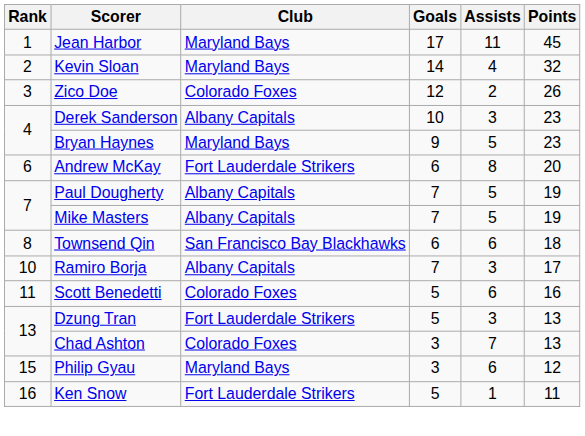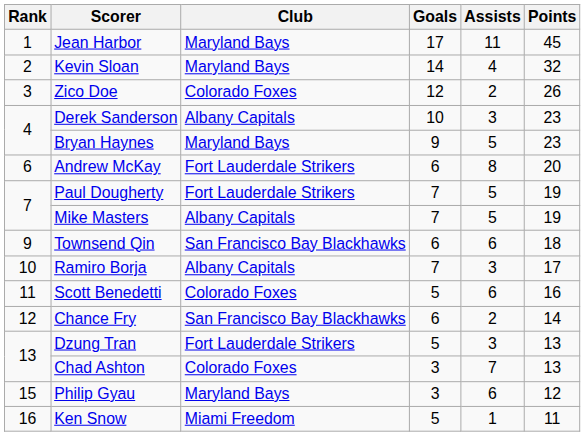(240, 192) Albany Capitals -> (270, 192) Fort Lauderdale Strikers
(28, 243) 8 -> (28, 243) 9
+ row: (95, 318)
(270, 393) Fort Lauderdale Strikers -> (240, 419) Miami Freedom
